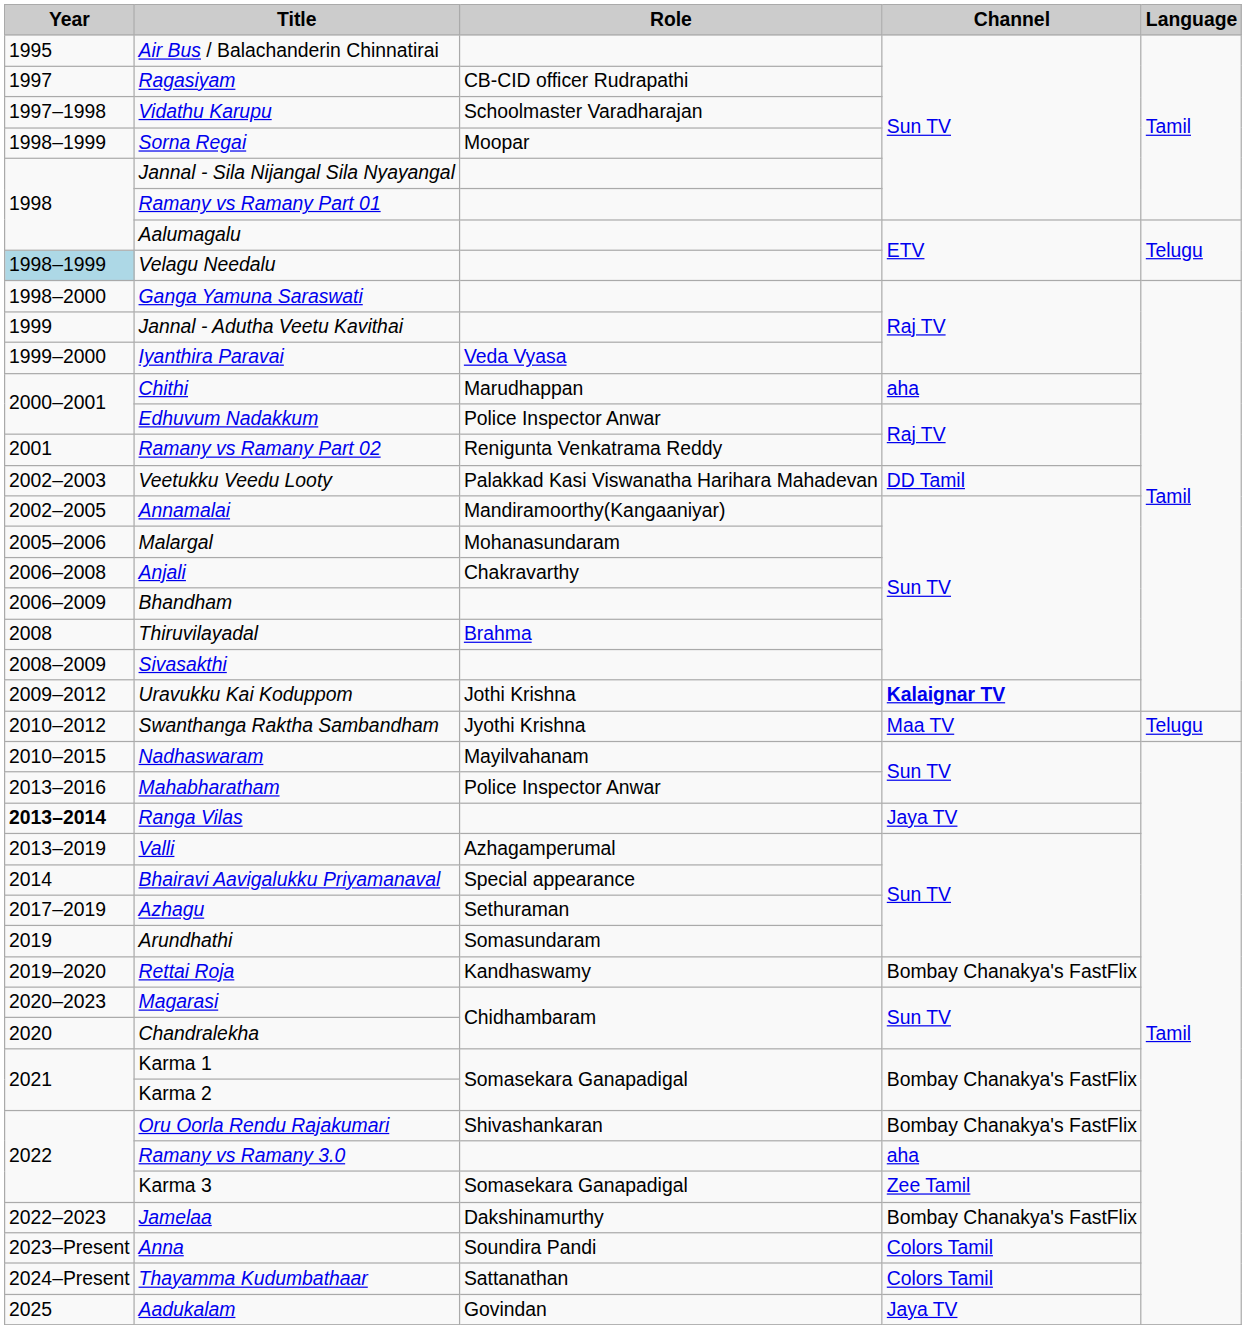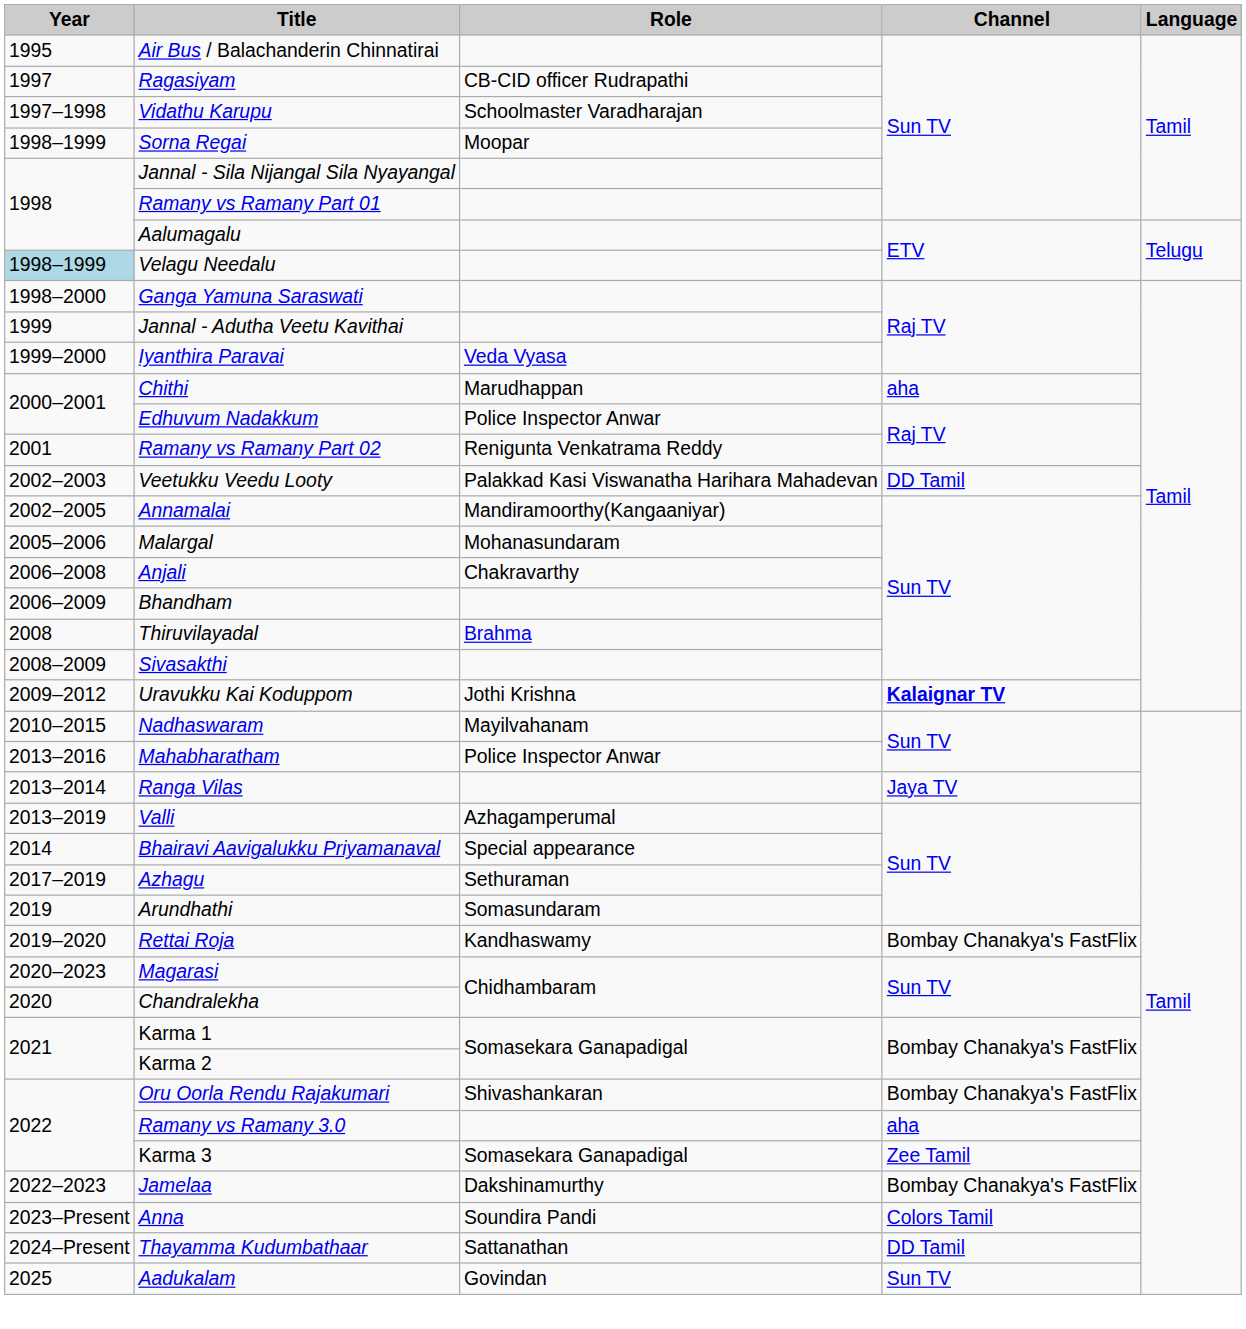- row: (289, 726)
(58, 818) bold -> (58, 787) normal
(940, 1278) Colors Tamil -> (926, 1248) DD Tamil
(922, 1309) Jaya TV -> (919, 1278) Sun TV
